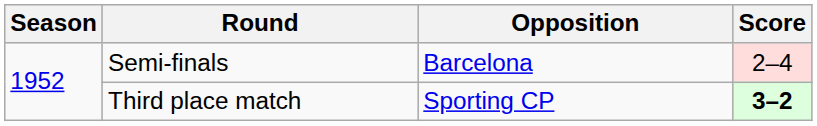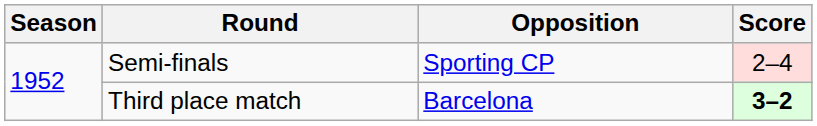(478, 62) Barcelona -> (489, 62) Sporting CP
(489, 100) Sporting CP -> (478, 100) Barcelona
